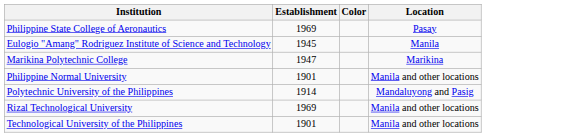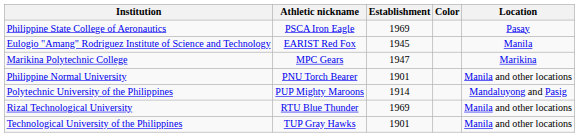+ column: (320, 12)
